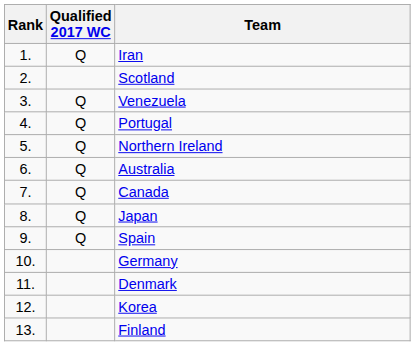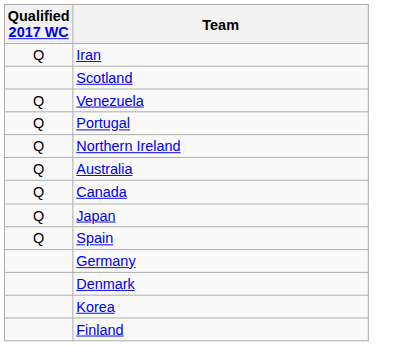- column: (25, 24)
